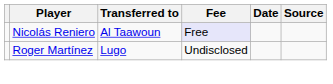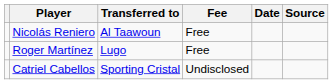(196, 32) lavender background -> (198, 32) no background
(216, 50) Undisclosed -> (198, 50) Free
+ row: (54, 69)
